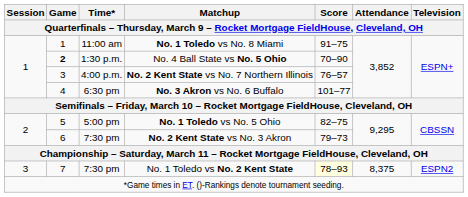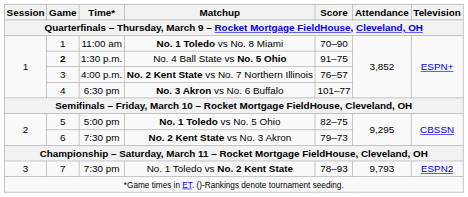(334, 44) 91–75 -> (334, 44) 70–90
(334, 59) 70–90 -> (334, 59) 91–75
(334, 169) lightyellow background -> (334, 169) no background
(382, 169) 8,375 -> (382, 169) 9,793
